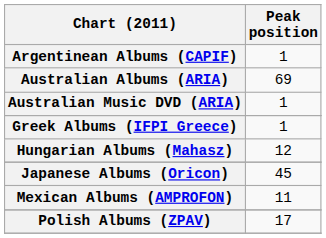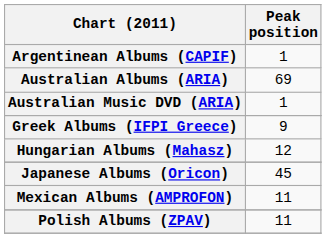(283, 127) 1 -> (283, 127) 9
(283, 221) 17 -> (283, 221) 11
